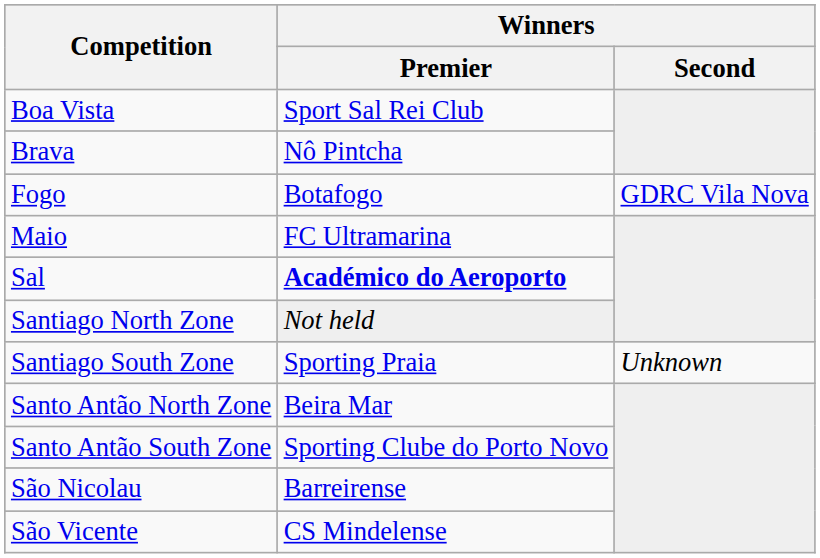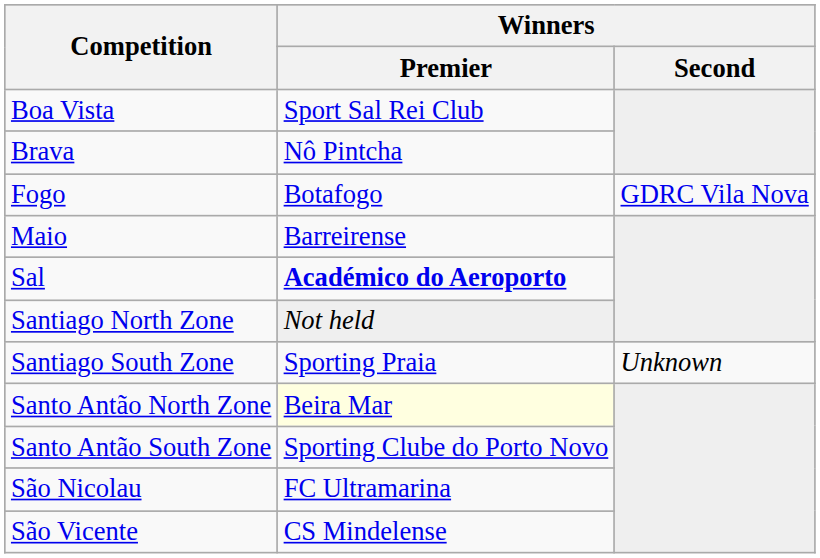(367, 236) FC Ultramarina -> (345, 236) Barreirense
(338, 404) no background -> (338, 404) lightyellow background
(345, 488) Barreirense -> (367, 488) FC Ultramarina
